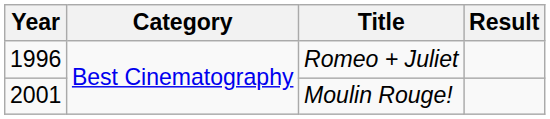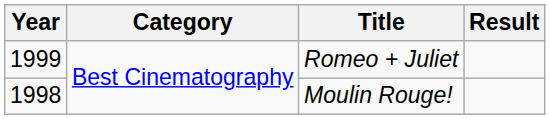(36, 59) 1996 -> (36, 59) 1999
(36, 95) 2001 -> (36, 95) 1998
